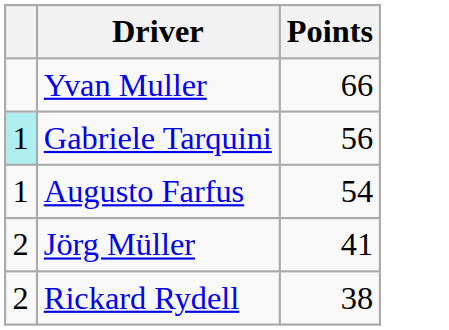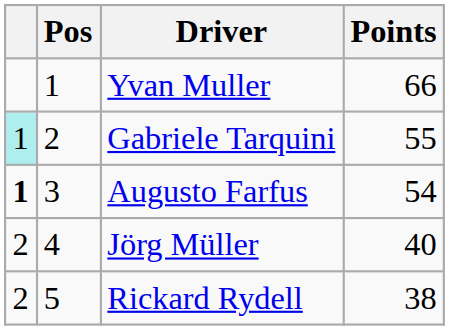+ column: (68, 31)
(357, 138) 56 -> (421, 138) 55
(21, 191) normal -> (21, 191) bold
(357, 244) 41 -> (421, 244) 40
